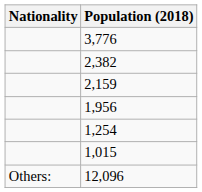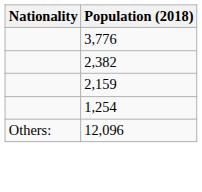- row: (100, 107)
- row: (100, 153)
